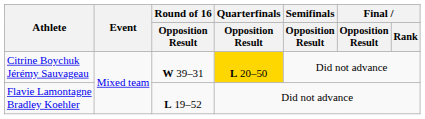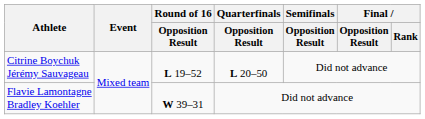(183, 74) W 39–31 -> (183, 74) L 19–52
(249, 74) gold background -> (249, 74) no background
(183, 105) L 19–52 -> (183, 105) W 39–31
